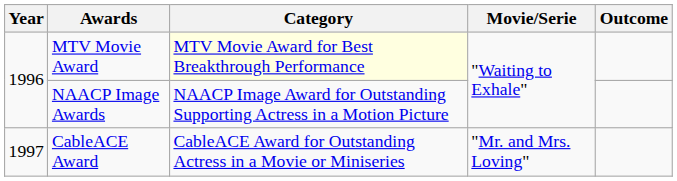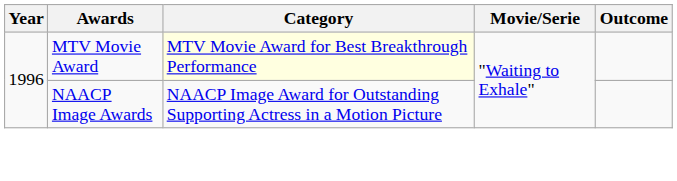- row: (90, 151)
